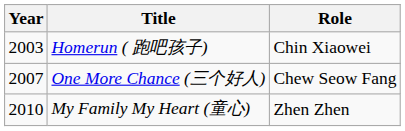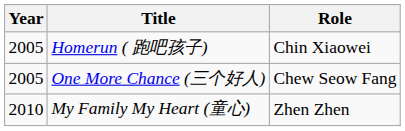(26, 47) 2003 -> (26, 47) 2005
(26, 78) 2007 -> (26, 78) 2005
